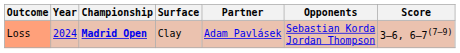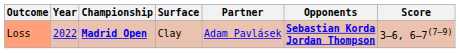(65, 34) 2024 -> (65, 34) 2022
(331, 34) normal -> (331, 34) bold
